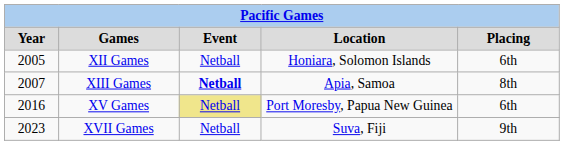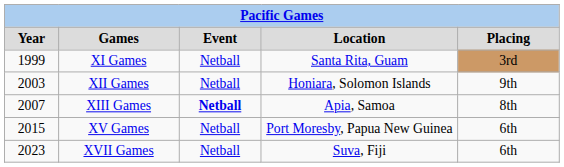+ row: (119, 61)
(31, 61) 2005 -> (31, 83) 2003
(508, 61) 6th -> (508, 83) 9th
(31, 106) 2016 -> (31, 128) 2015
(220, 106) khaki background -> (220, 128) no background
(508, 128) 9th -> (508, 151) 6th
